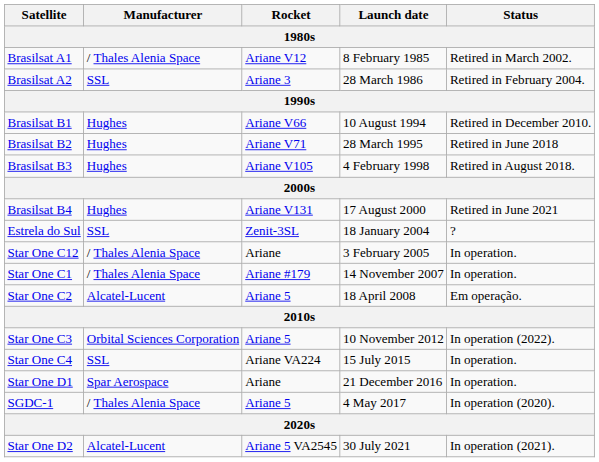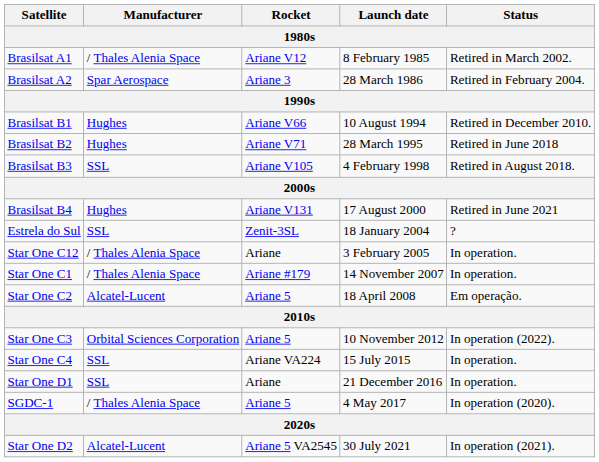(98, 80) SSL -> (128, 80) Spar Aerospace
(107, 166) Hughes -> (98, 166) SSL
(128, 381) Spar Aerospace -> (98, 381) SSL
